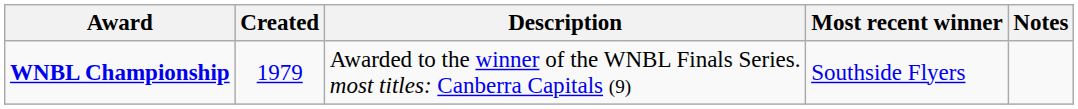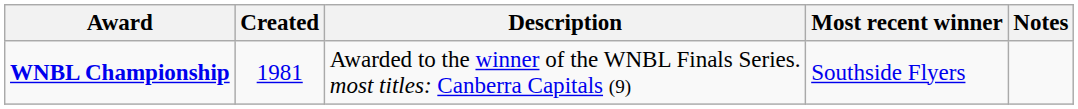(280, 72) 1979 -> (280, 72) 1981
